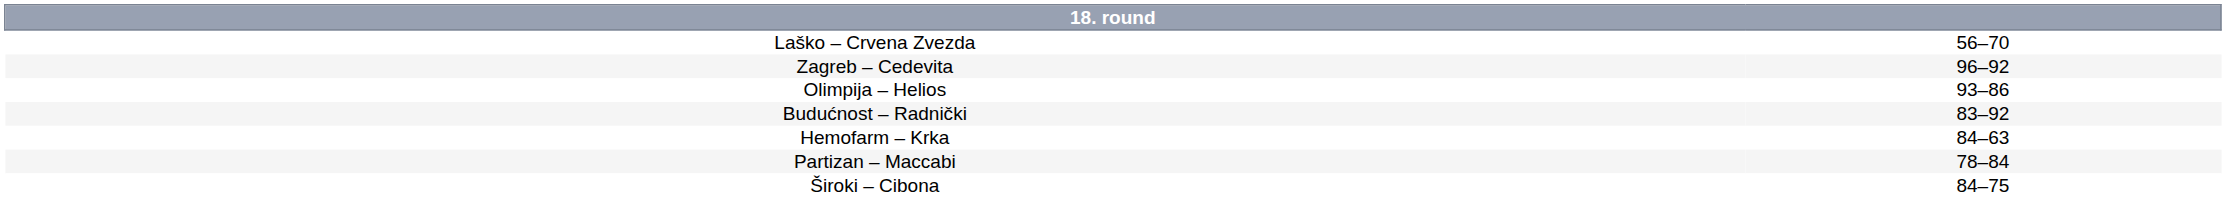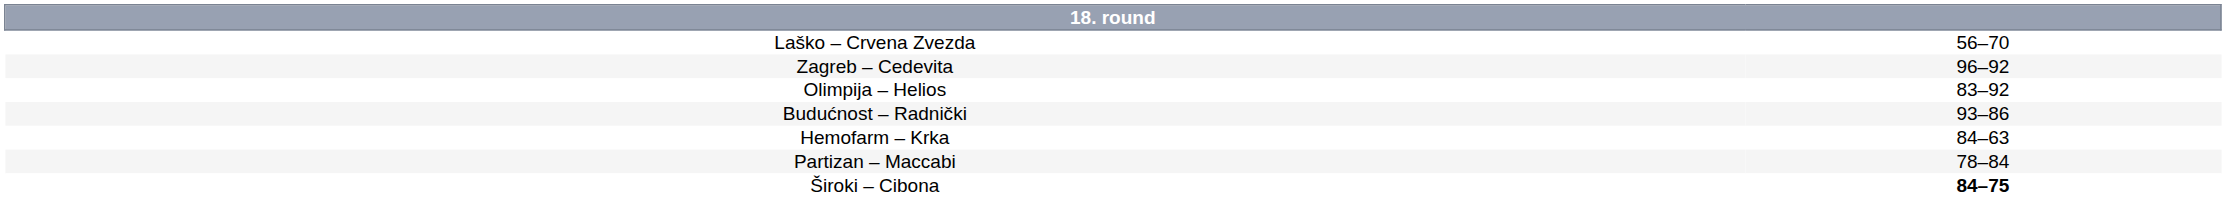(1983, 90) 93–86 -> (1983, 90) 83–92
(1983, 114) 83–92 -> (1983, 114) 93–86
(1983, 185) normal -> (1983, 185) bold
